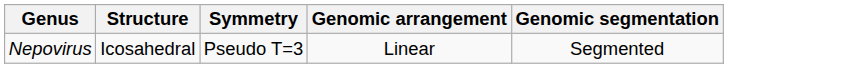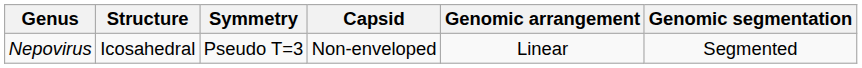+ column: (374, 19)
